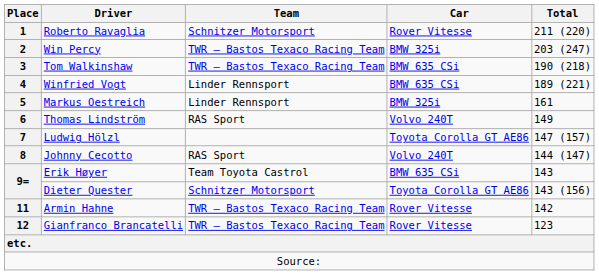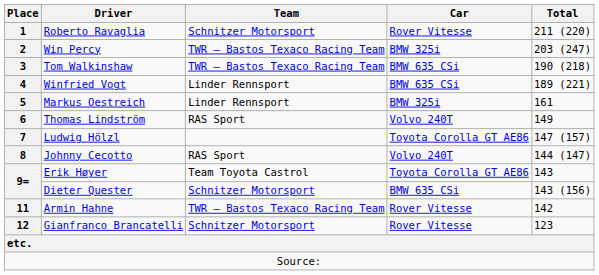(424, 172) BMW 635 CSi -> (459, 172) Toyota Corolla GT AE86
(459, 190) Toyota Corolla GT AE86 -> (424, 190) BMW 635 CSi
(286, 225) TWR – Bastos Texaco Racing Team -> (252, 225) Schnitzer Motorsport
